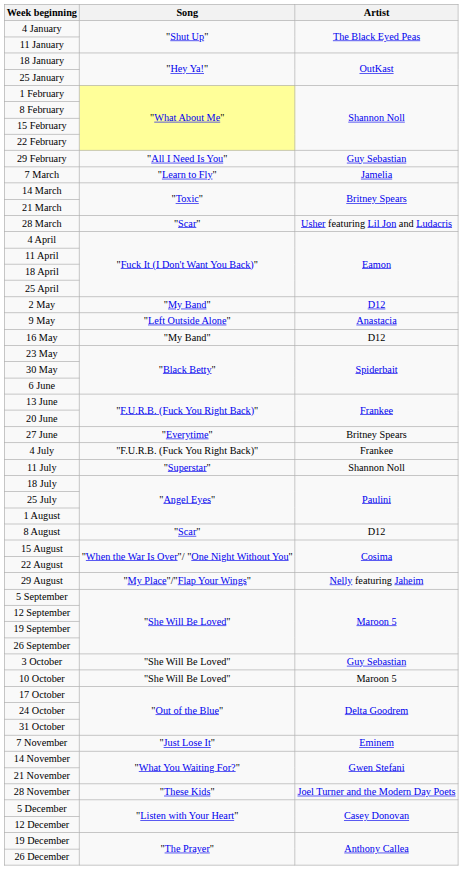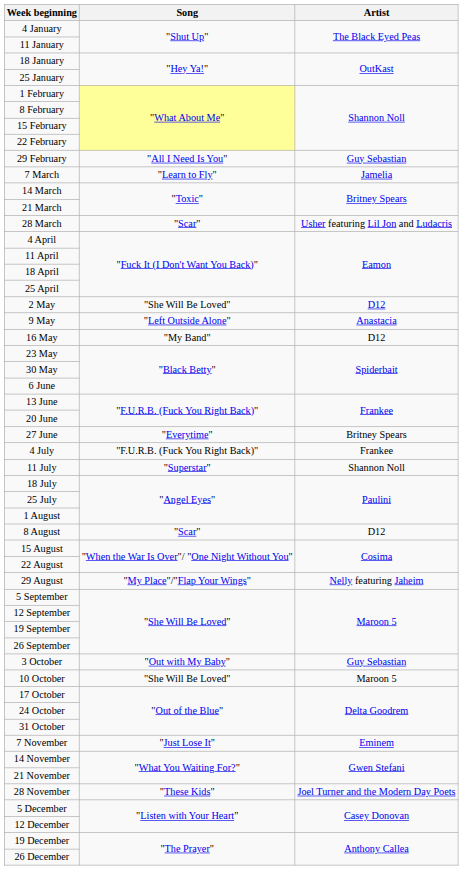(187, 304) "My Band" -> (187, 304) "She Will Be Loved"
(187, 662) "She Will Be Loved" -> (187, 662) "Out with My Baby"
